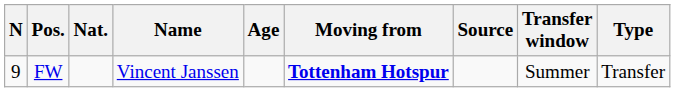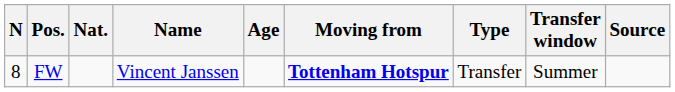columns swapped: (633, 30) <-> (485, 30)
(16, 71) 9 -> (16, 71) 8
